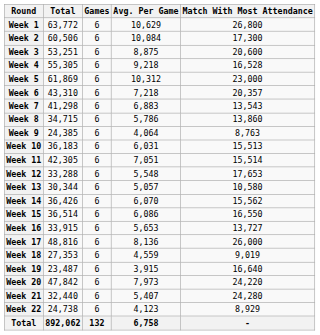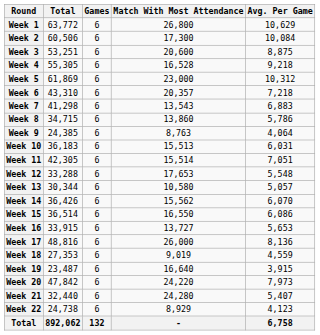columns swapped: (146, 11) <-> (248, 11)
